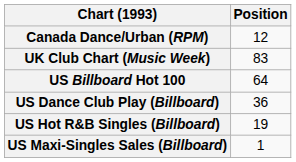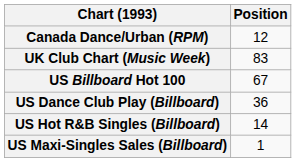(261, 80) 64 -> (261, 80) 67
(261, 124) 19 -> (261, 124) 14
